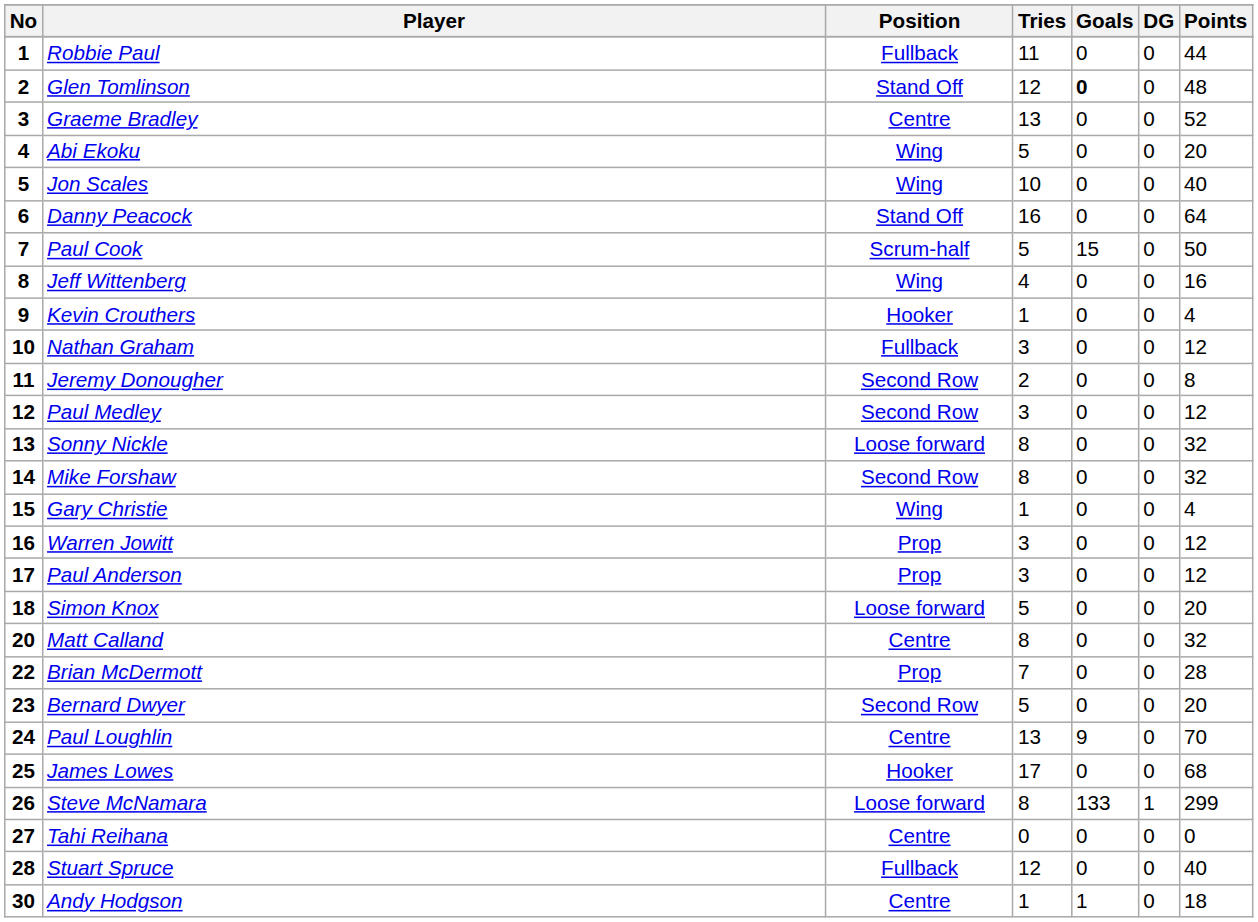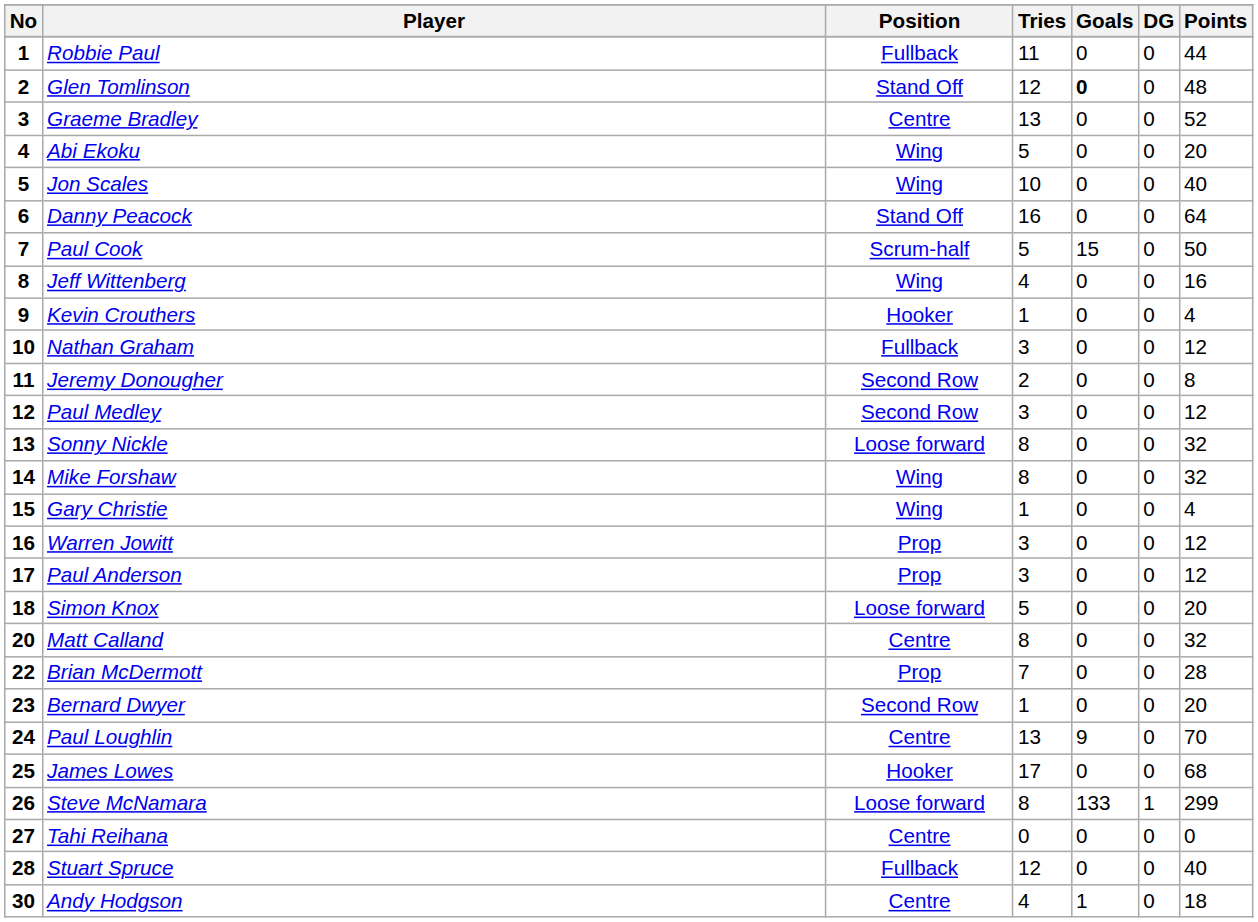(920, 477) Second Row -> (920, 477) Wing
(1024, 705) 5 -> (1024, 705) 1
(1024, 900) 1 -> (1024, 900) 4
